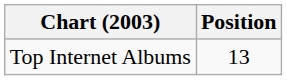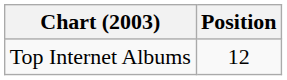(239, 56) 13 -> (239, 56) 12
